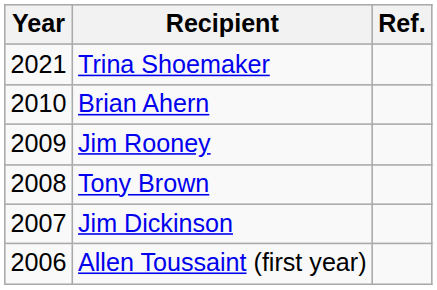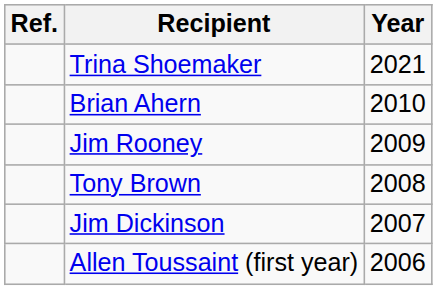columns swapped: (39, 24) <-> (402, 24)
